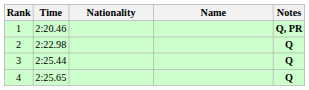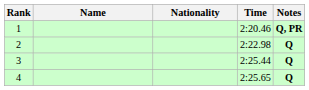columns swapped: (213, 12) <-> (51, 12)
